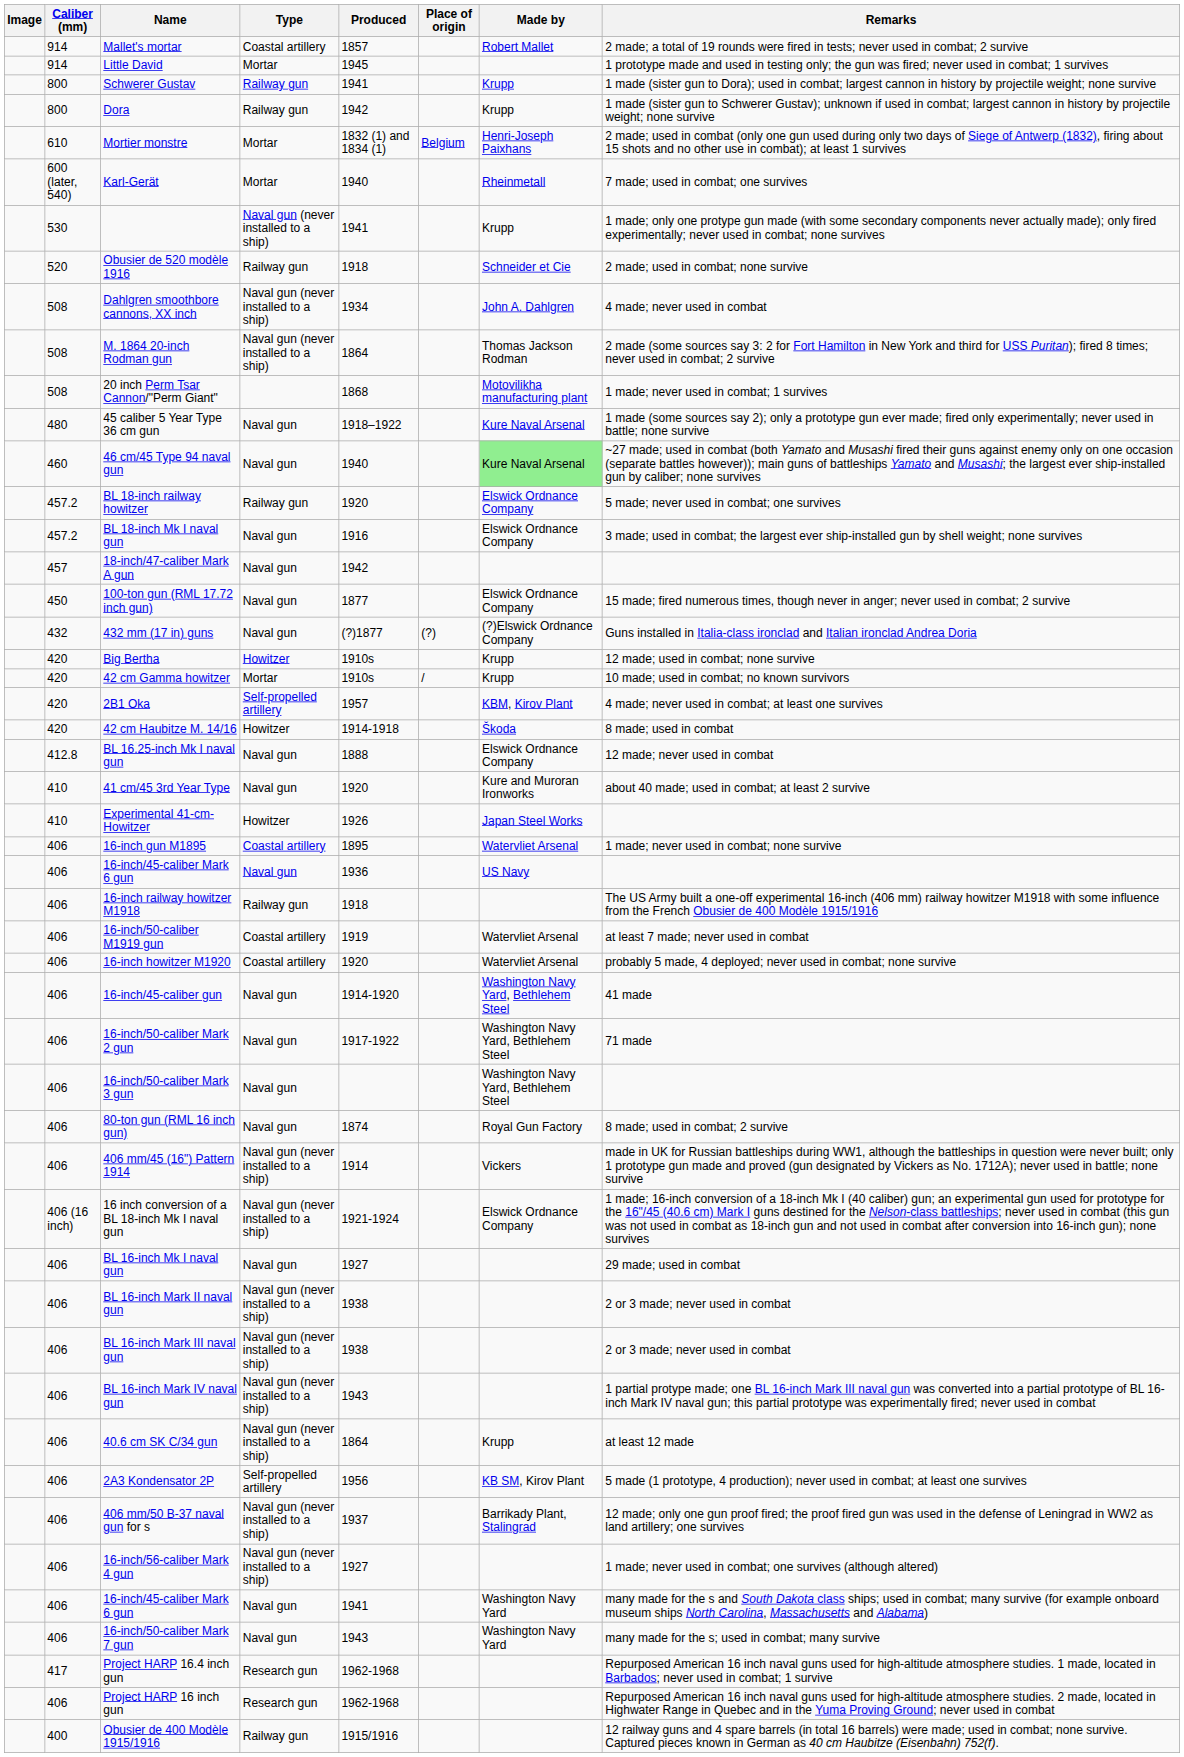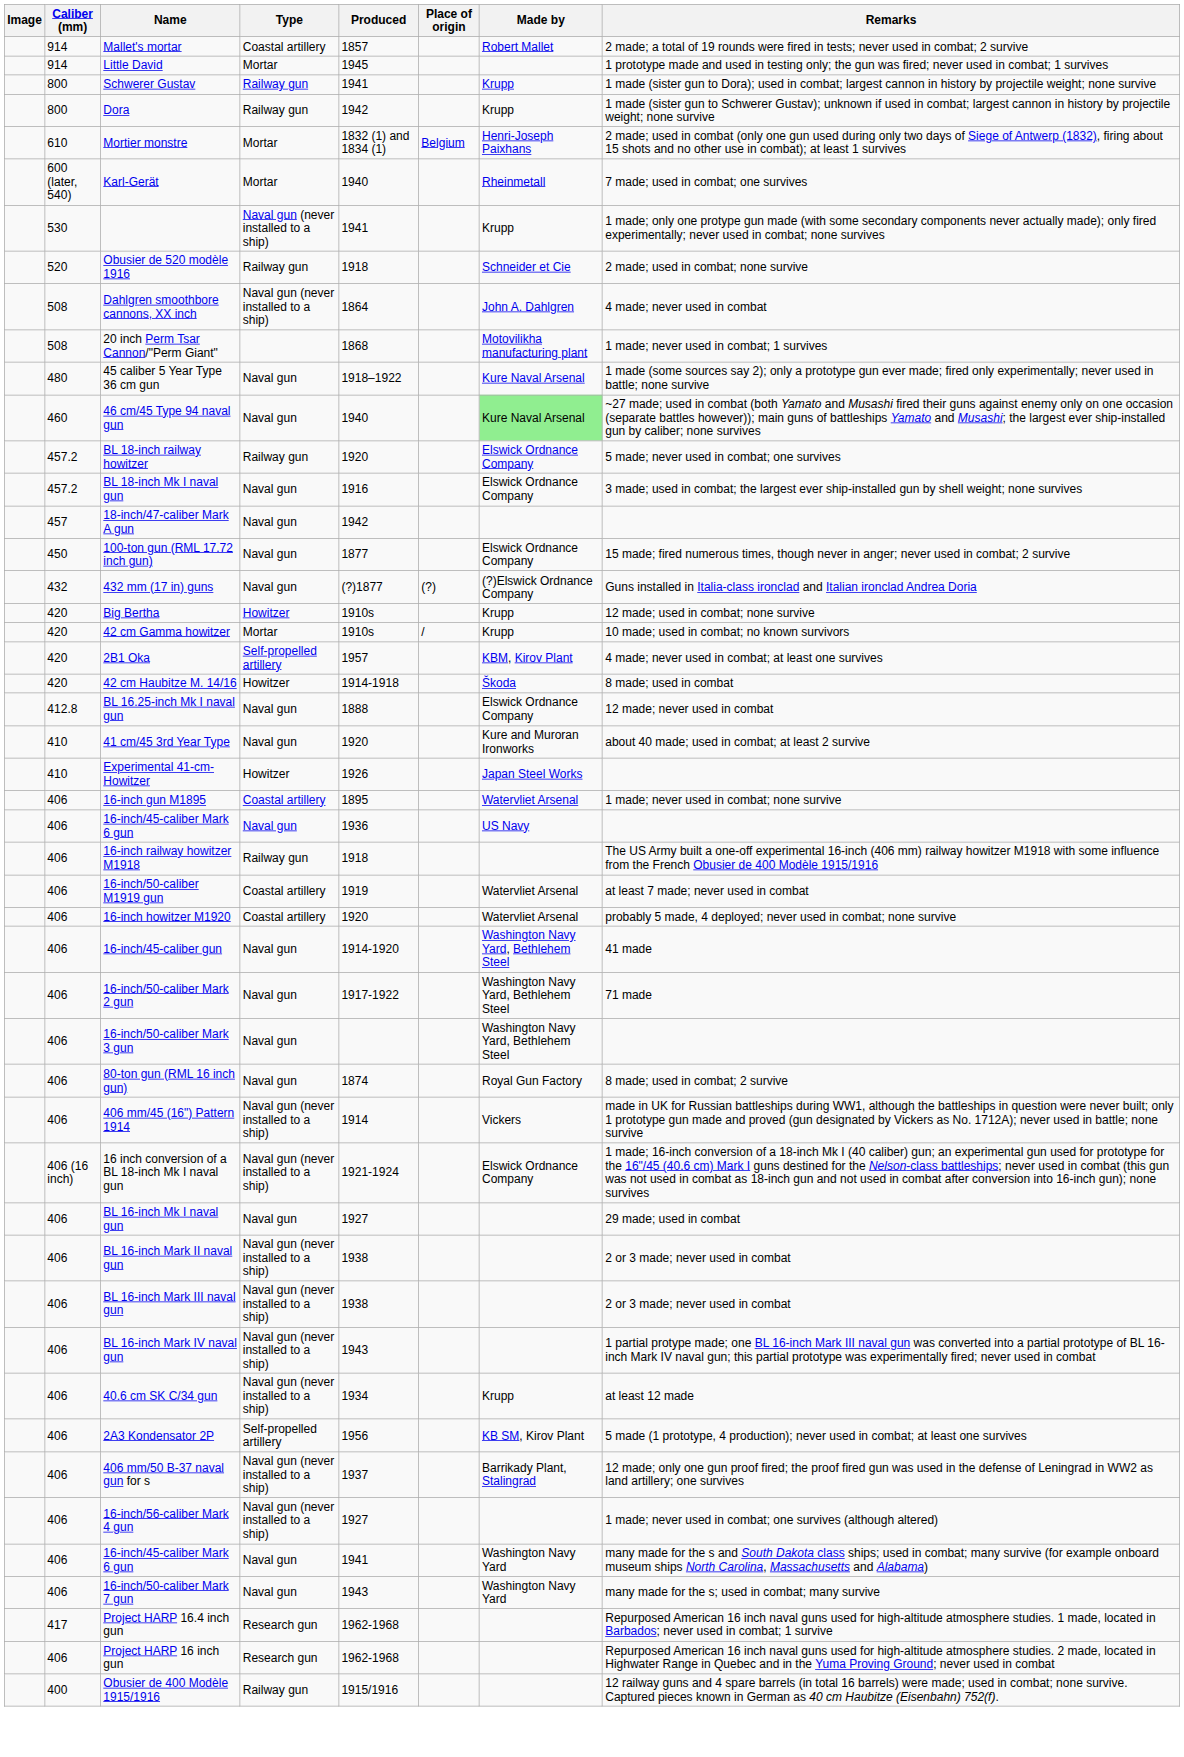(355, 306) 1934 -> (355, 306) 1864
- row: (57, 352)
(355, 1442) 1864 -> (355, 1396) 1934
